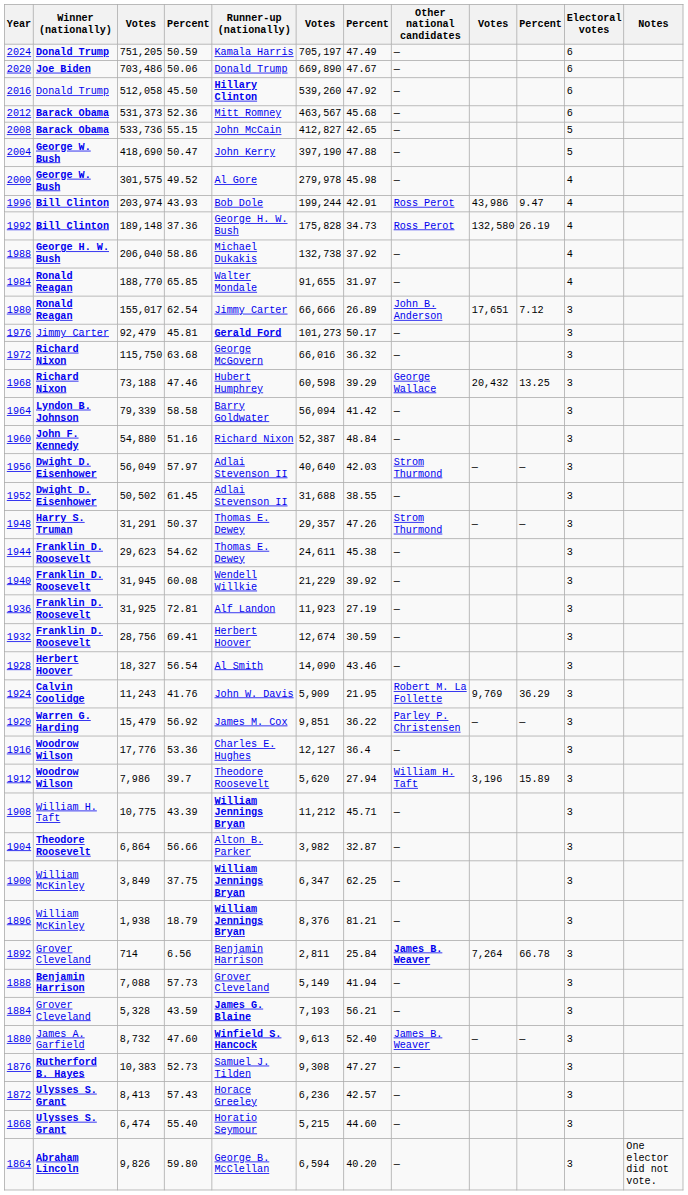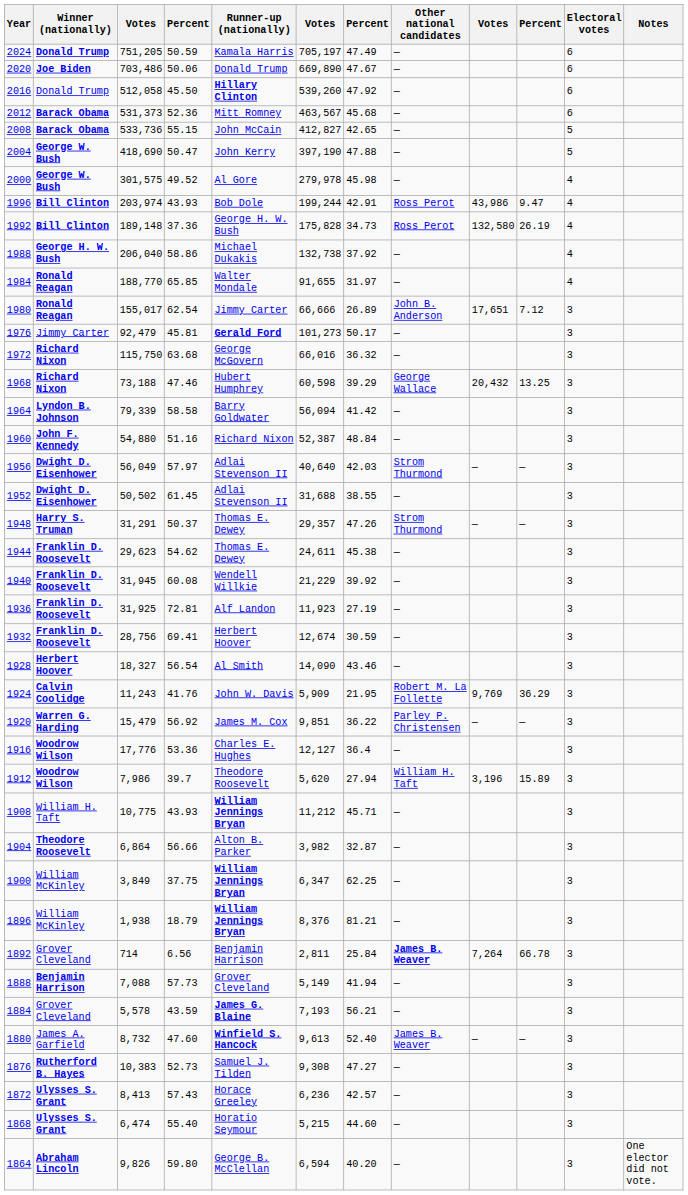(182, 813) 43.39 -> (182, 813) 43.93
(135, 1011) 5,328 -> (135, 1011) 5,578
